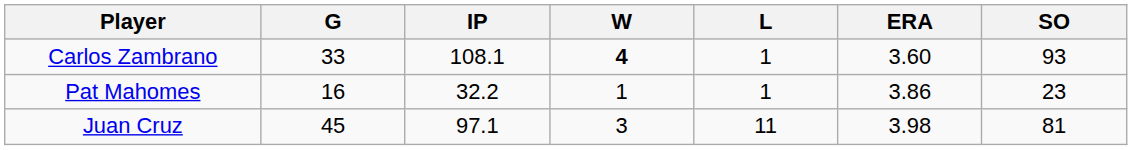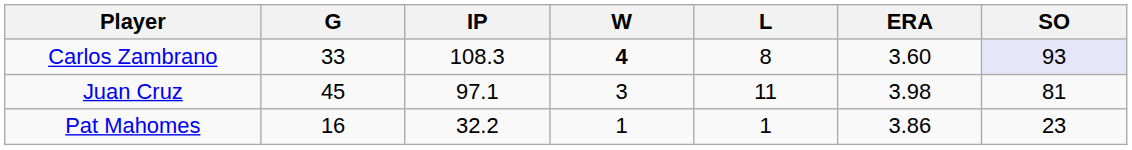(477, 56) 108.1 -> (477, 56) 108.3
(766, 56) 1 -> (766, 56) 8
(1054, 56) no background -> (1054, 56) lavender background
rows swapped: (133, 126) <-> (133, 91)
